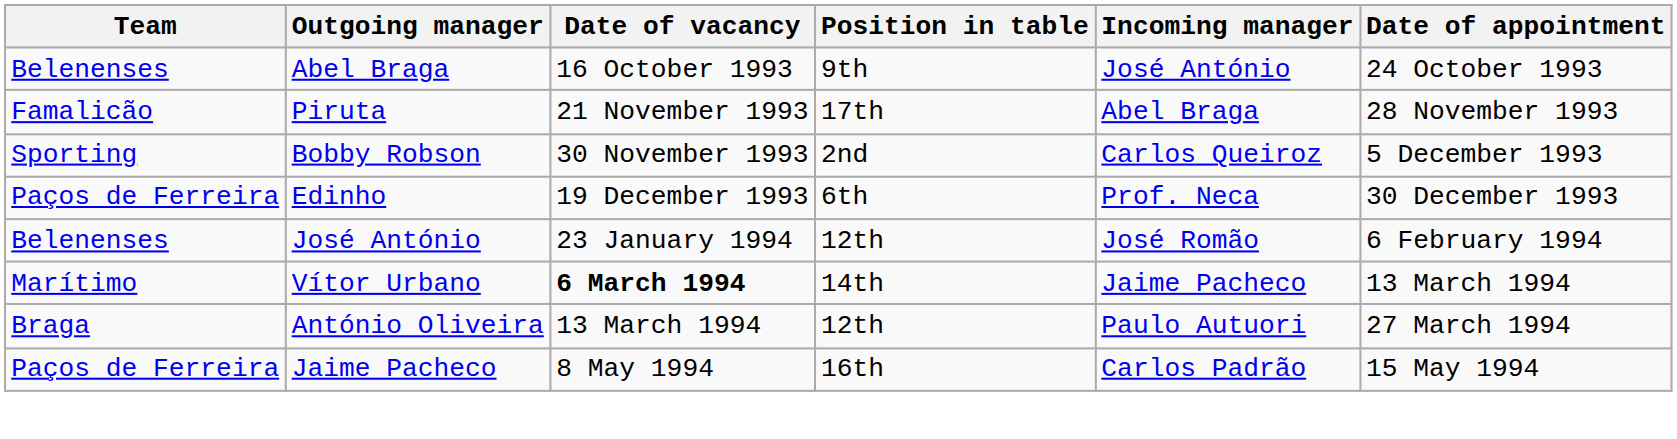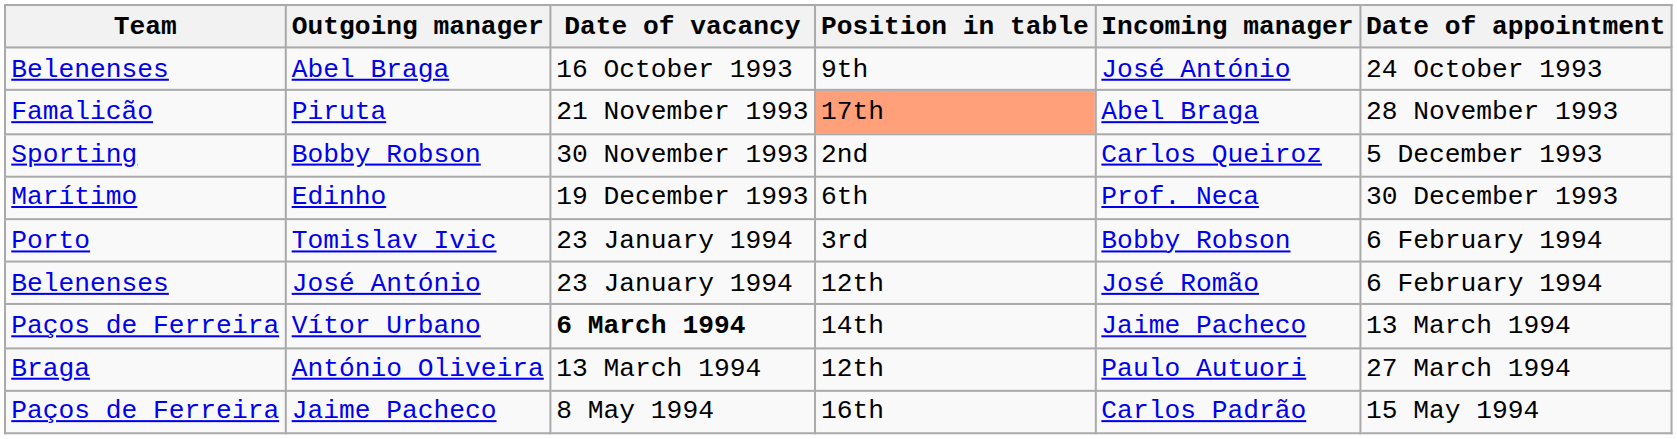(852, 112) no background -> (852, 112) lightsalmon background
(145, 198) Paços de Ferreira -> (74, 198) Marítimo
+ row: (394, 240)
(74, 283) Marítimo -> (145, 326) Paços de Ferreira
